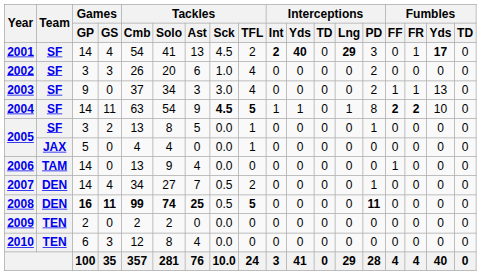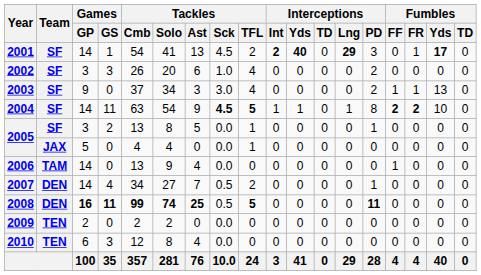(110, 52) 4 -> (110, 52) 1
